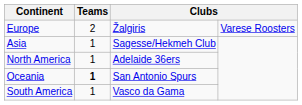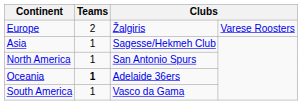(146, 60) Adelaide 36ers -> (154, 60) San Antonio Spurs
(154, 76) San Antonio Spurs -> (146, 76) Adelaide 36ers
